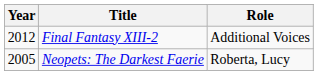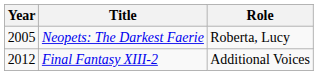rows swapped: (123, 59) <-> (100, 37)
